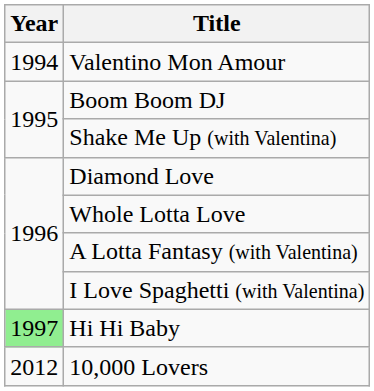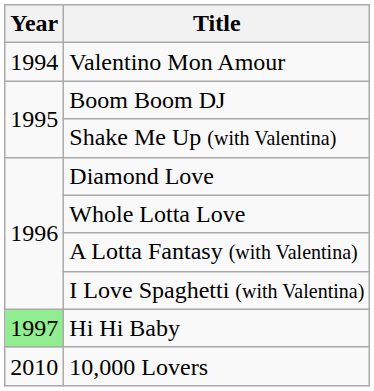(34, 366) 2012 -> (34, 366) 2010
